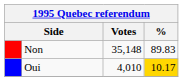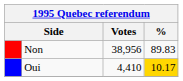(127, 49) 35,148 -> (127, 49) 38,956
(129, 67) 4,010 -> (129, 67) 4,410
